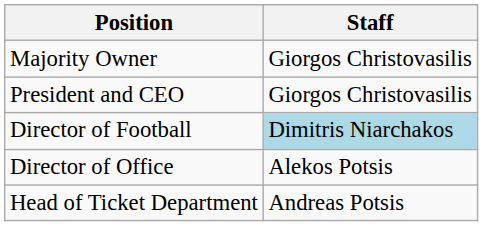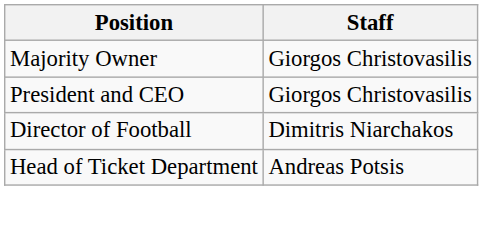(361, 130) lightblue background -> (361, 130) no background
- row: (92, 166)
